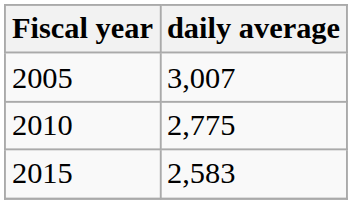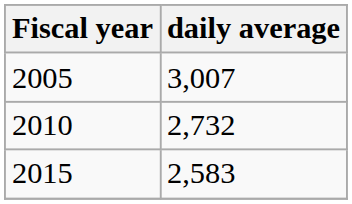(201, 125) 2,775 -> (201, 125) 2,732
